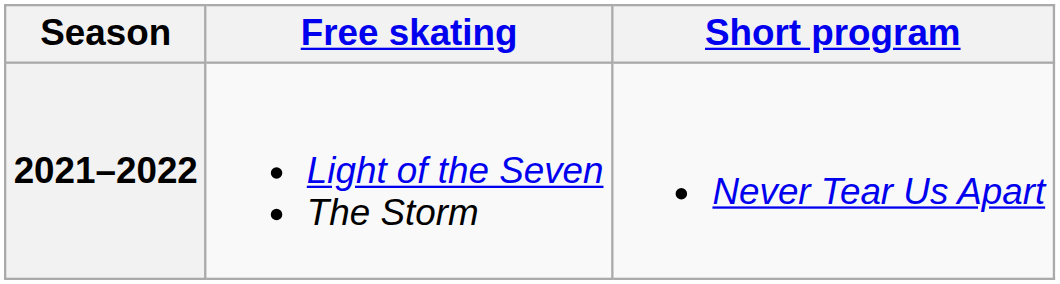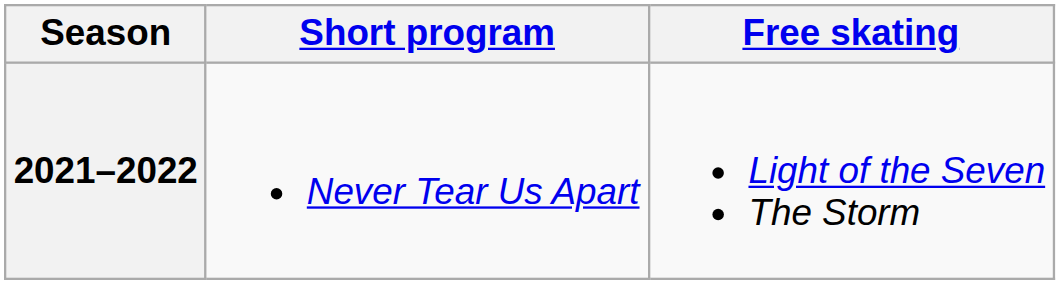columns swapped: (833, 33) <-> (409, 33)
